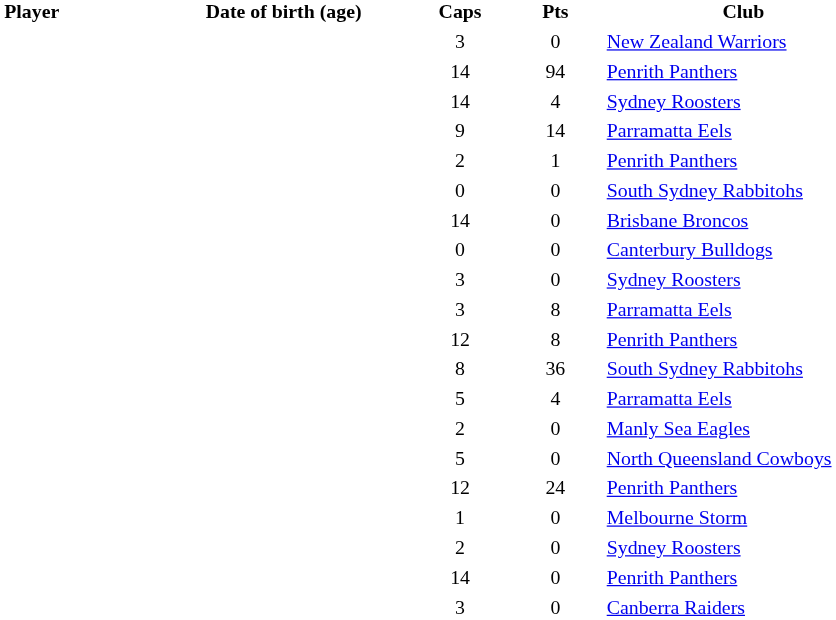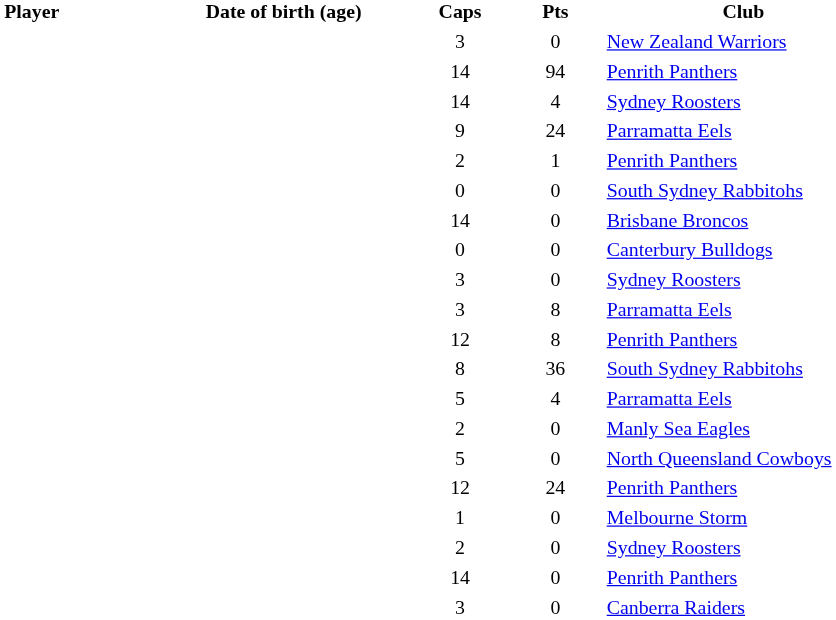(555, 131) 14 -> (555, 131) 24
